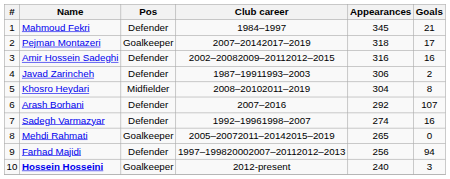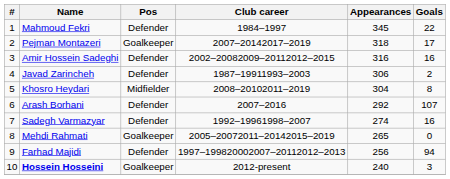(429, 27) 21 -> (429, 27) 22
